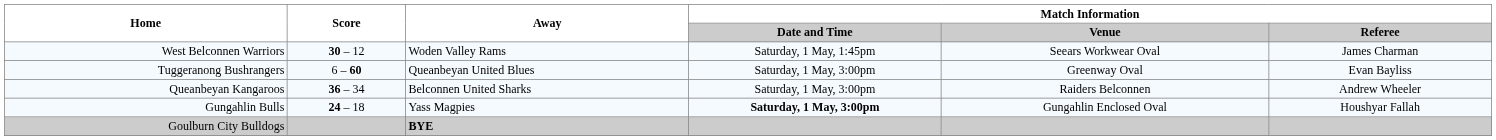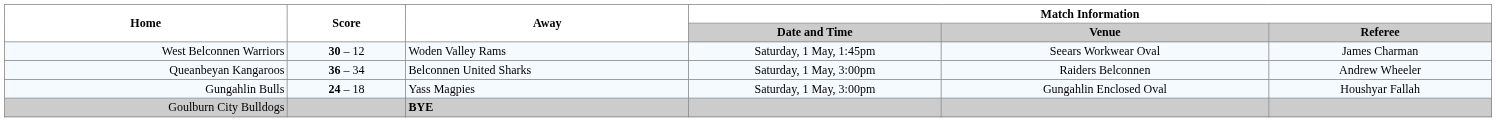- row: (221, 70)
(815, 107) bold -> (815, 88) normal
